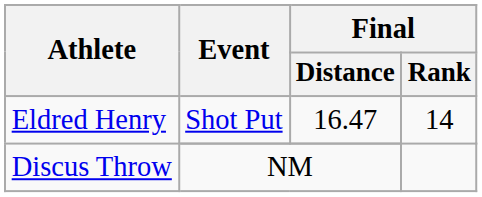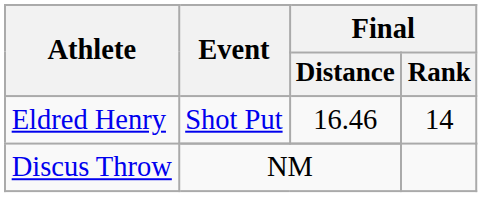(345, 119) 16.47 -> (345, 119) 16.46
